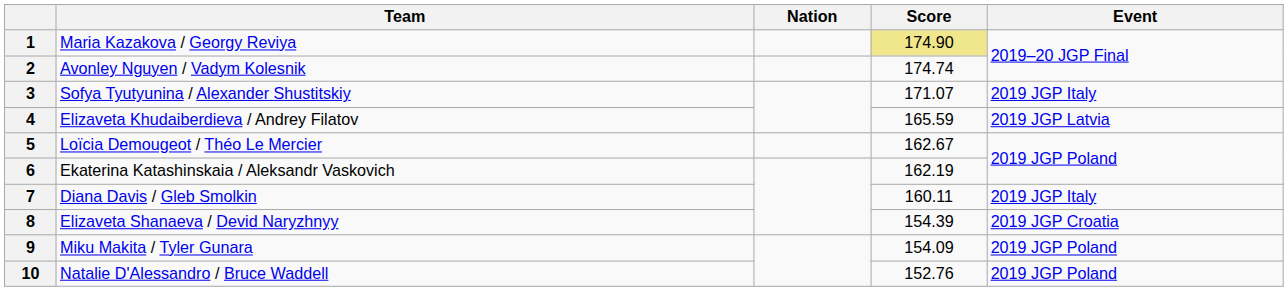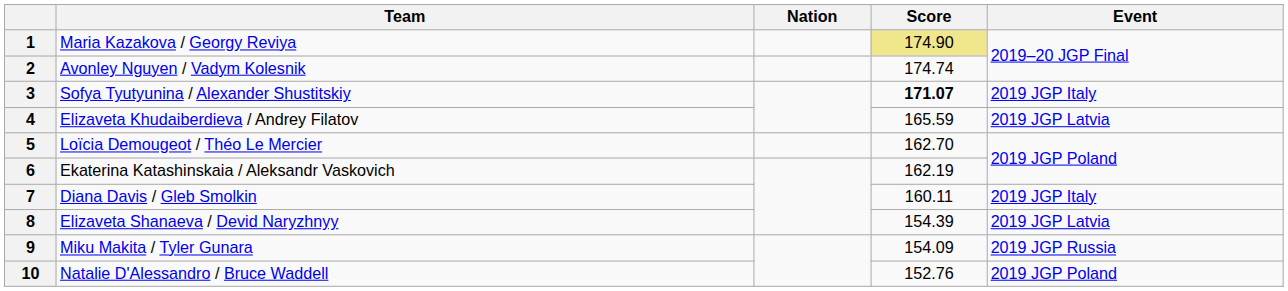(929, 94) normal -> (929, 94) bold
(929, 145) 162.67 -> (929, 145) 162.70
(1055, 222) 2019 JGP Croatia -> (1050, 222) 2019 JGP Latvia
(1054, 247) 2019 JGP Poland -> (1053, 247) 2019 JGP Russia
